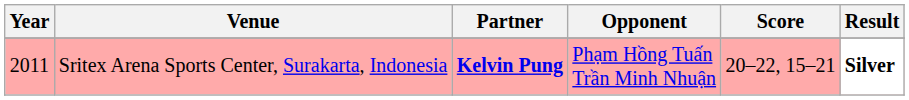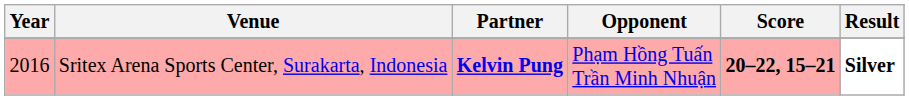(29, 66) 2011 -> (29, 66) 2016
(780, 66) normal -> (780, 66) bold
